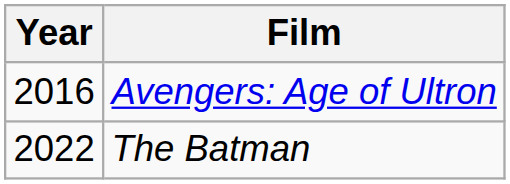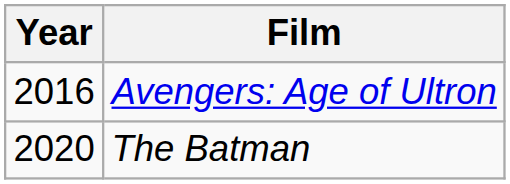(54, 149) 2022 -> (54, 149) 2020
